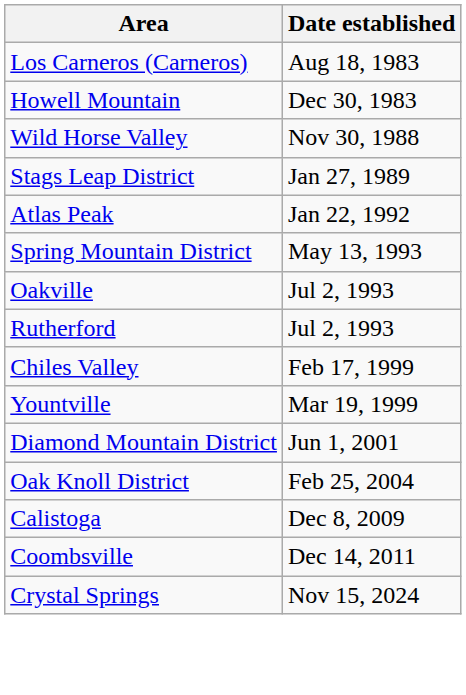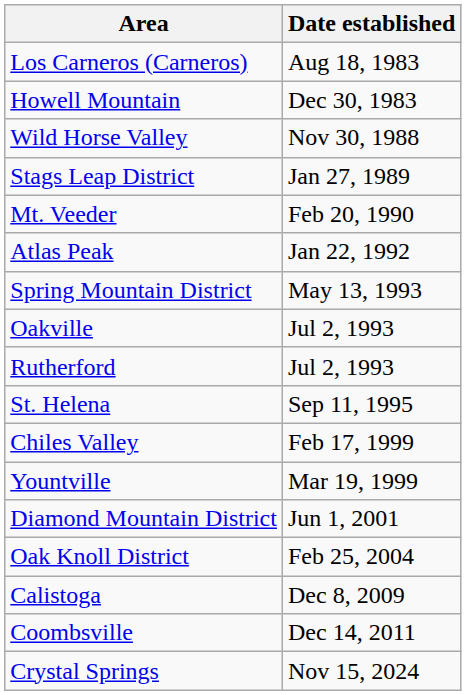+ row: (63, 213)
+ row: (60, 404)
